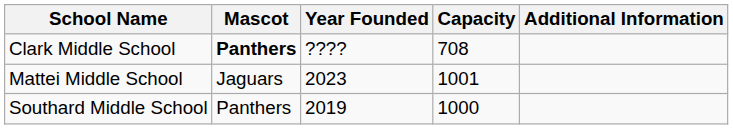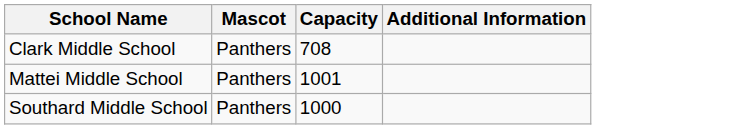- column: (367, 19)
(256, 49) bold -> (254, 49) normal
(250, 78) Jaguars -> (254, 78) Panthers
